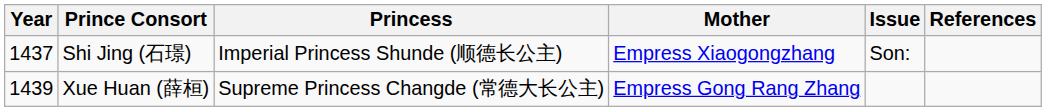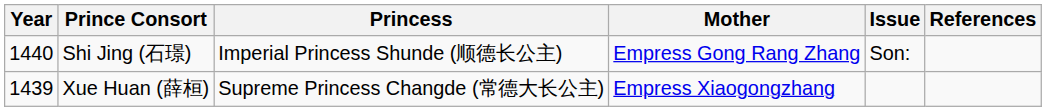(31, 53) 1437 -> (31, 53) 1440
(724, 53) Empress Xiaogongzhang -> (737, 53) Empress Gong Rang Zhang
(737, 88) Empress Gong Rang Zhang -> (724, 88) Empress Xiaogongzhang
